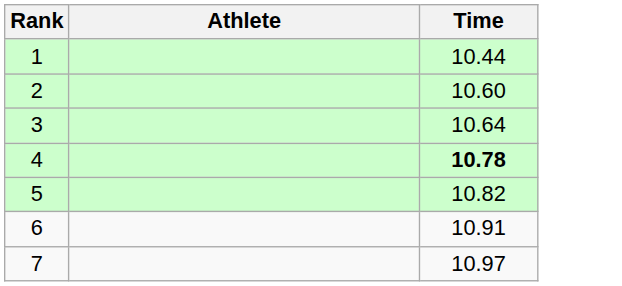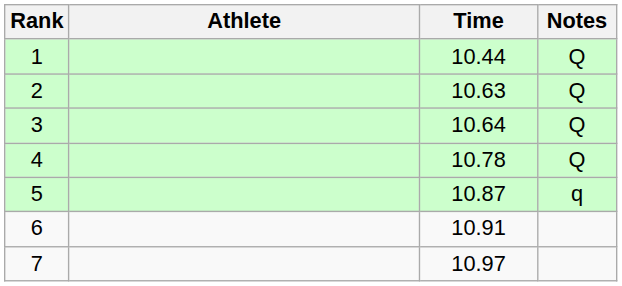+ column: (577, 21)
(479, 90) 10.60 -> (479, 90) 10.63
(479, 159) bold -> (479, 159) normal
(479, 194) 10.82 -> (479, 194) 10.87
